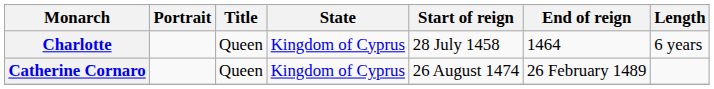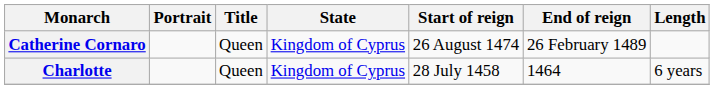rows swapped: (77, 44) <-> (77, 71)
